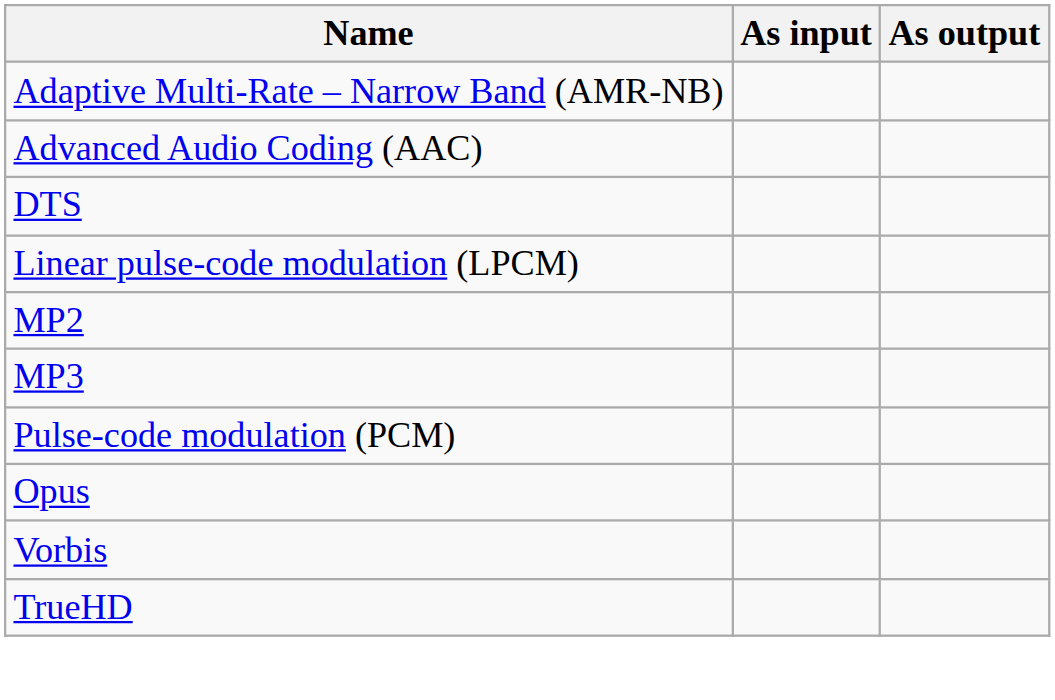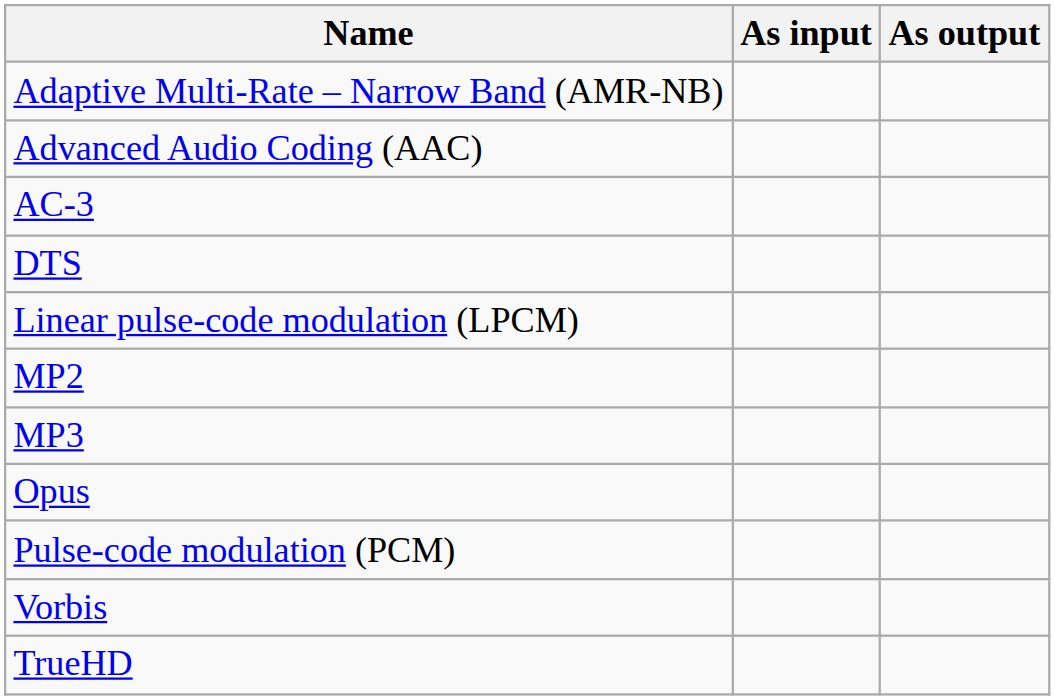+ row: (54, 205)
rows swapped: (52, 491) <-> (234, 434)
